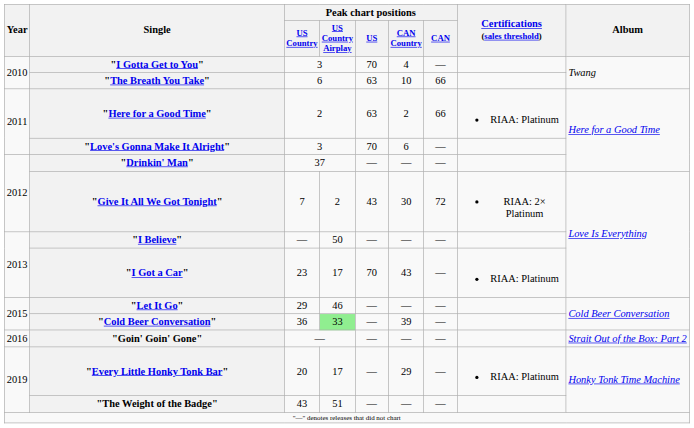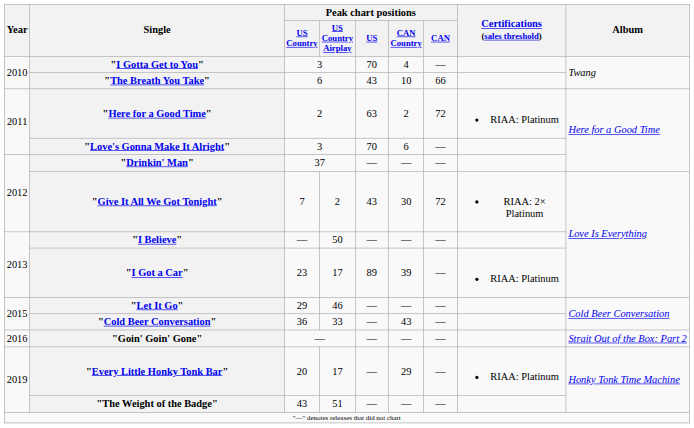(372, 81) 63 -> (372, 81) 43
(441, 113) 66 -> (441, 113) 72
(372, 272) 70 -> (372, 272) 89
(406, 272) 43 -> (406, 272) 39
(337, 322) lightgreen background -> (337, 322) no background
(406, 322) 39 -> (406, 322) 43
